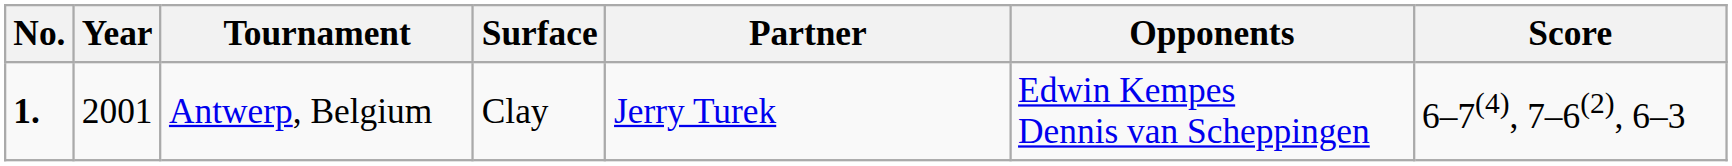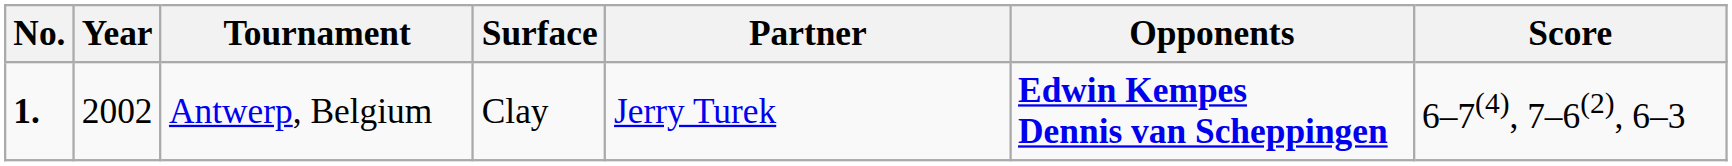(117, 110) 2001 -> (117, 110) 2002
(1194, 110) normal -> (1203, 110) bold
